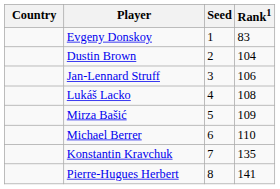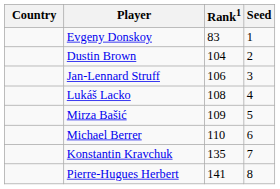columns swapped: (255, 15) <-> (220, 15)
